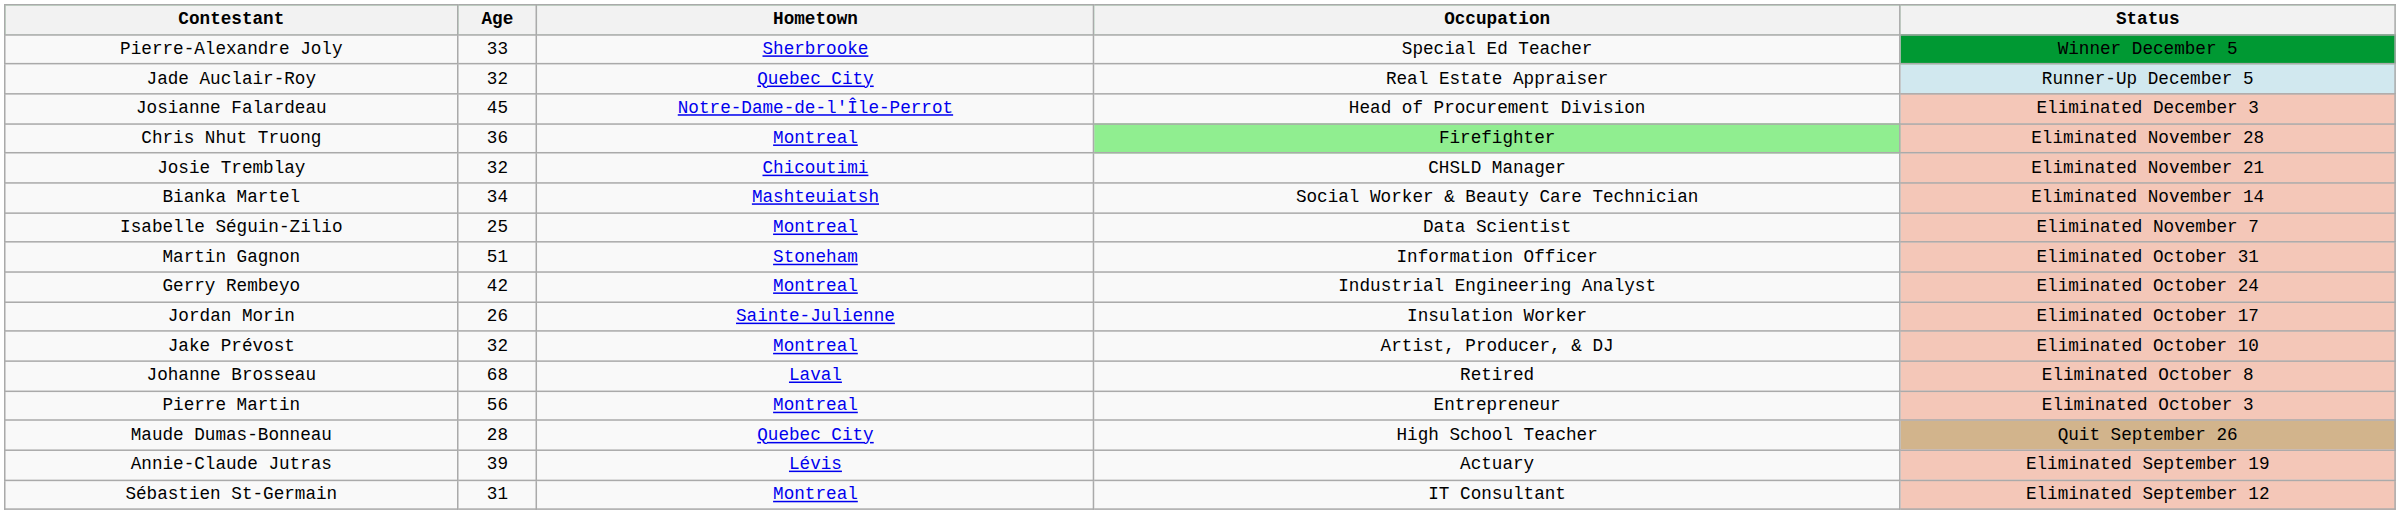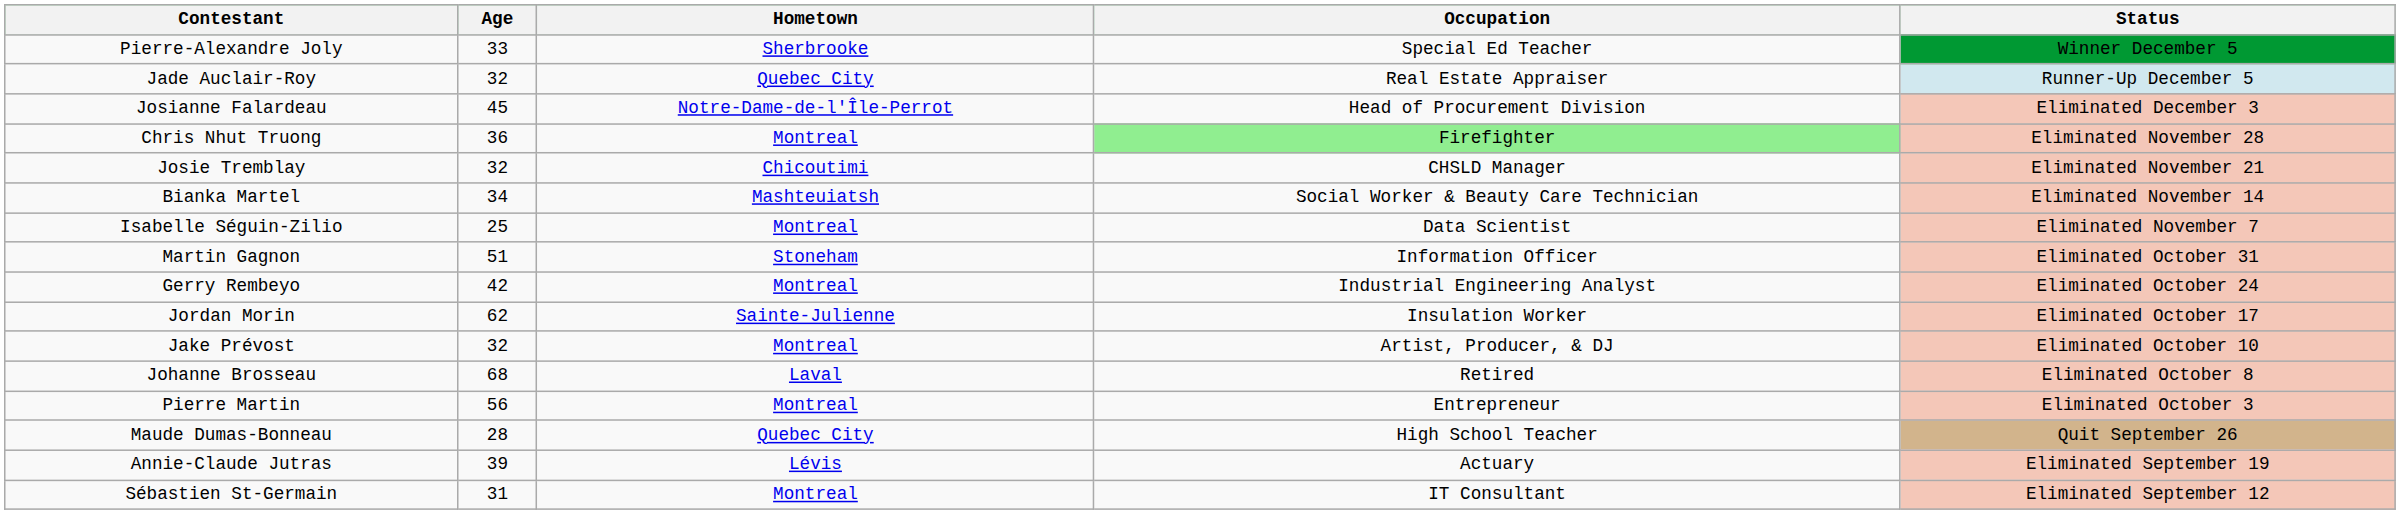(497, 316) 26 -> (497, 316) 62
